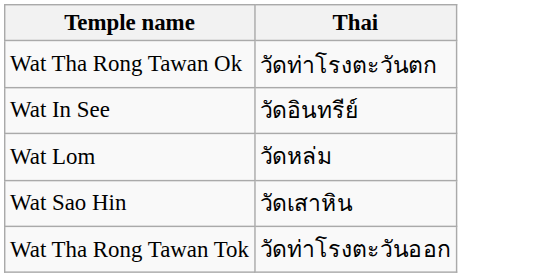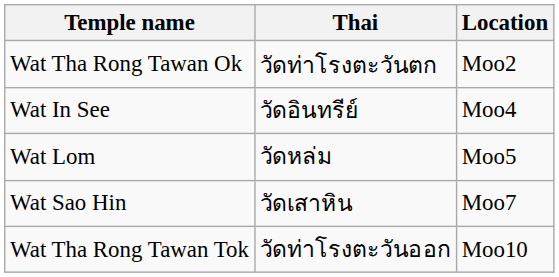+ column: (505, 22)
